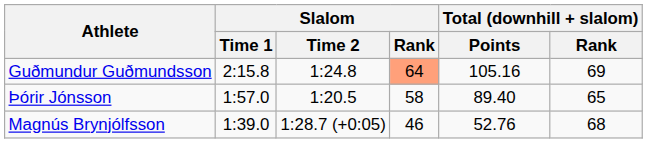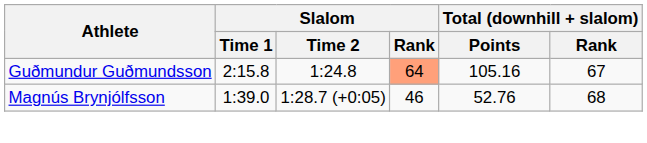(596, 72) 69 -> (596, 72) 67
- row: (60, 98)
